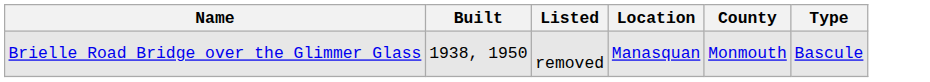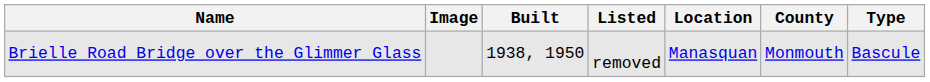+ column: (454, 18)
